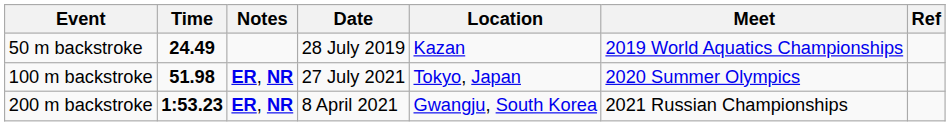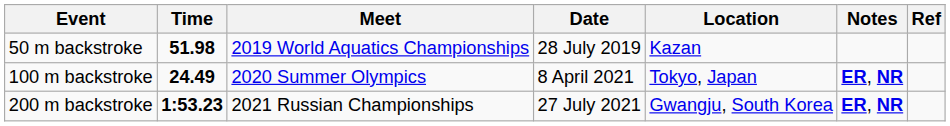columns swapped: (754, 18) <-> (262, 18)
(192, 47) 24.49 -> (192, 47) 51.98
(192, 76) 51.98 -> (192, 76) 24.49
(353, 76) 27 July 2021 -> (586, 76) 8 April 2021
(350, 105) 8 April 2021 -> (589, 105) 27 July 2021
